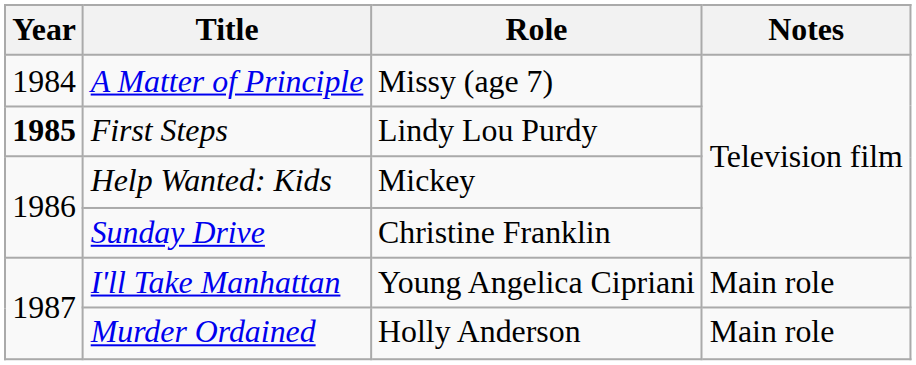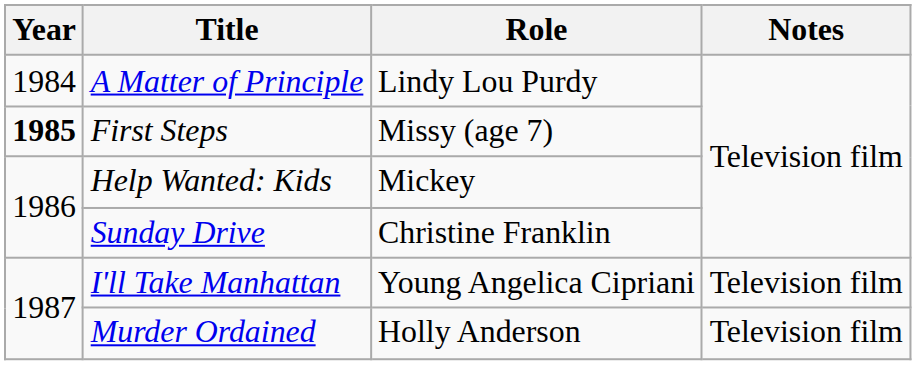(466, 80) Missy (age 7) -> (488, 80) Lindy Lou Purdy
(488, 130) Lindy Lou Purdy -> (466, 130) Missy (age 7)
(772, 282) Main role -> (806, 282) Television film
(772, 332) Main role -> (806, 332) Television film
